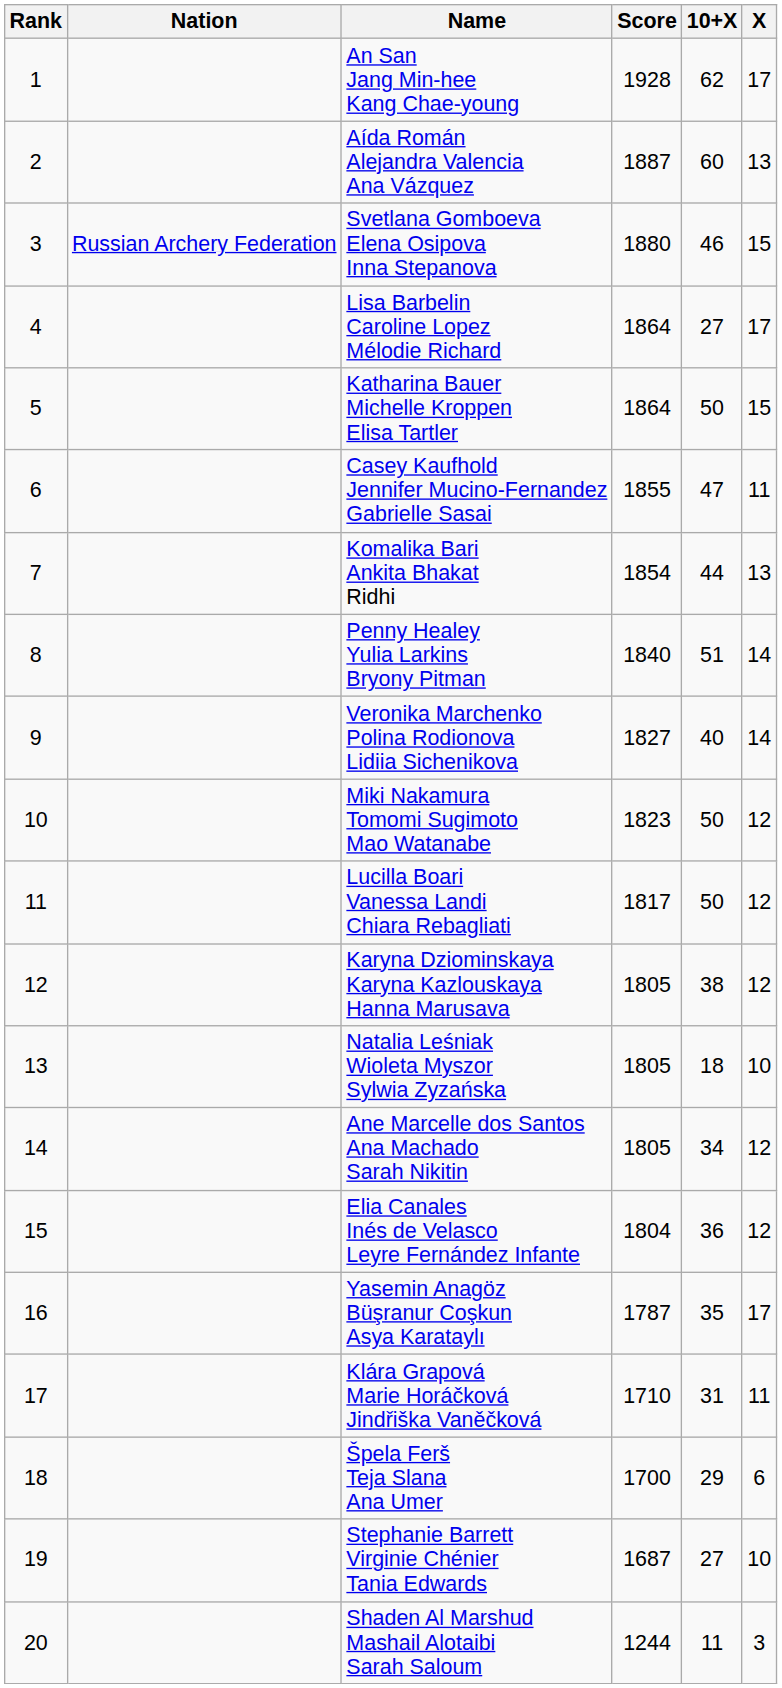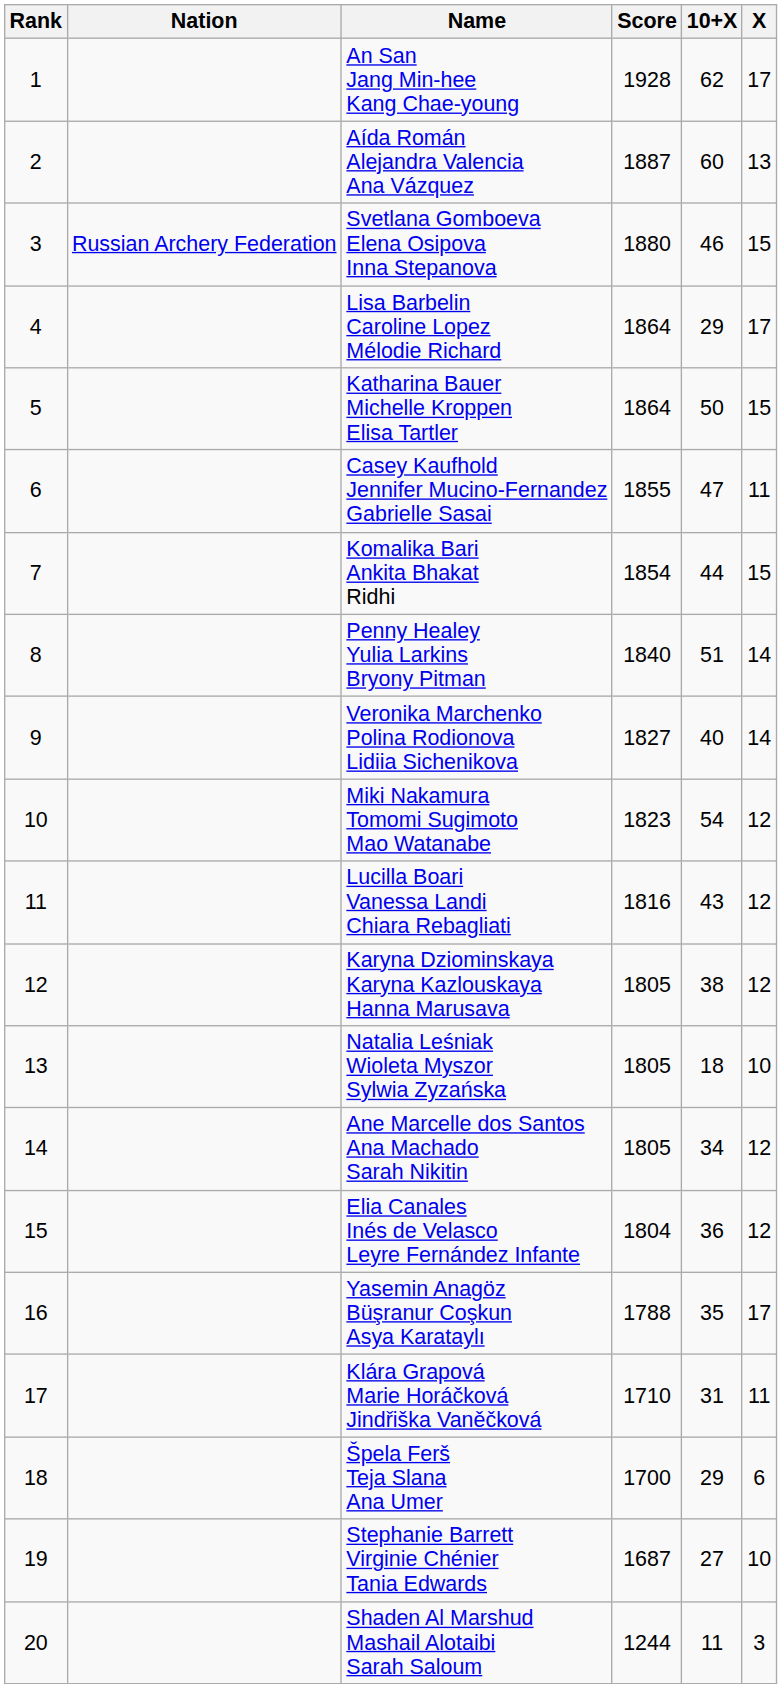(712, 326) 27 -> (712, 326) 29
(759, 573) 13 -> (759, 573) 15
(712, 819) 50 -> (712, 819) 54
(647, 902) 1817 -> (647, 902) 1816
(712, 902) 50 -> (712, 902) 43
(647, 1313) 1787 -> (647, 1313) 1788
